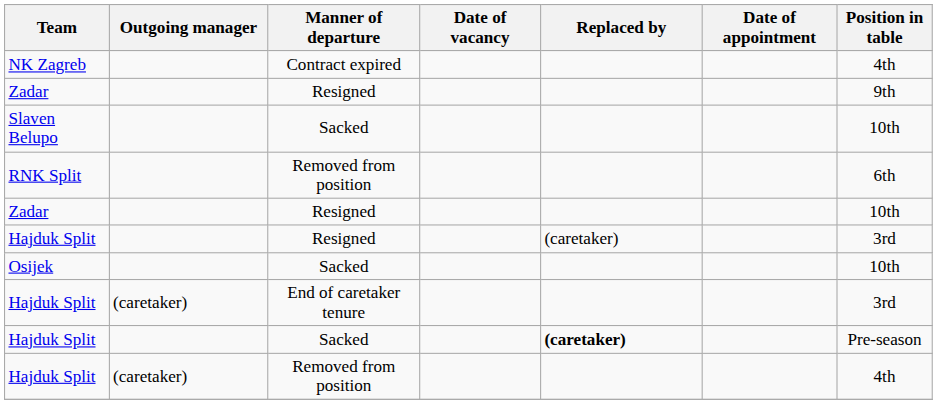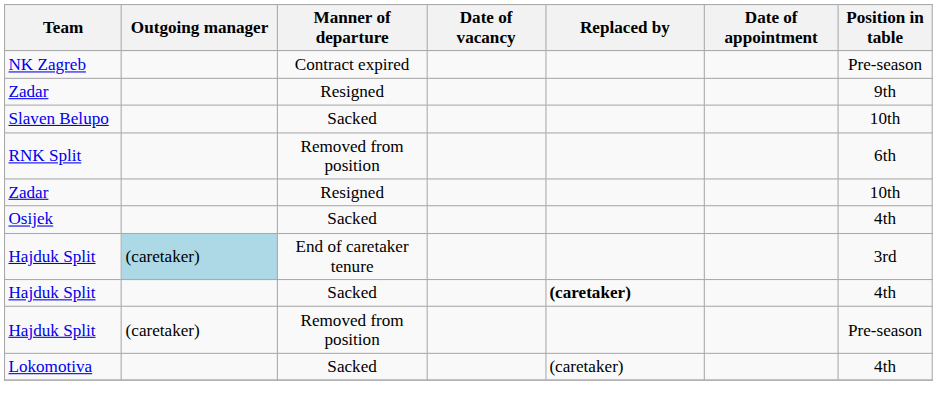(885, 64) 4th -> (885, 64) Pre-season
- row: (52, 238)
(885, 265) 10th -> (885, 219) 4th
(150, 302) no background -> (163, 256) lightblue background
(885, 339) Pre-season -> (885, 293) 4th
(885, 376) 4th -> (885, 329) Pre-season
+ row: (50, 366)
